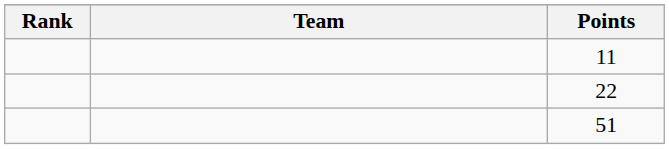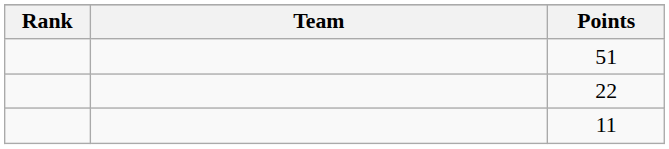rows swapped: (606, 56) <-> (606, 125)
